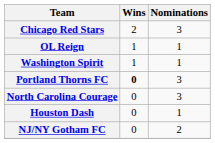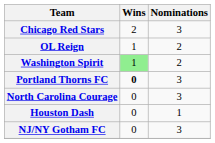(179, 46) 1 -> (179, 46) 2
(134, 63) no background -> (134, 63) lightgreen background
(179, 63) 1 -> (179, 63) 2
(179, 130) 2 -> (179, 130) 3
